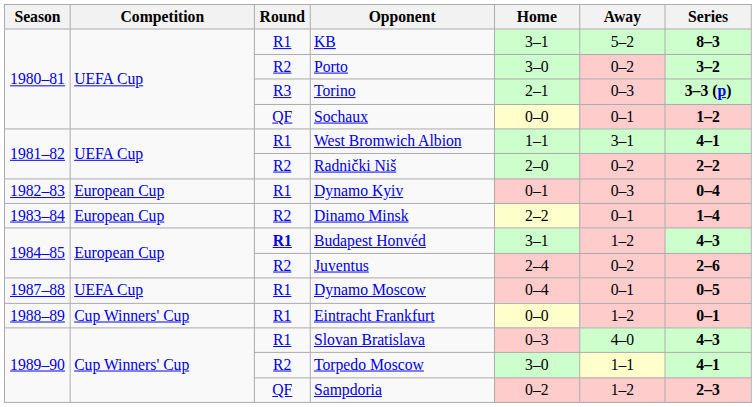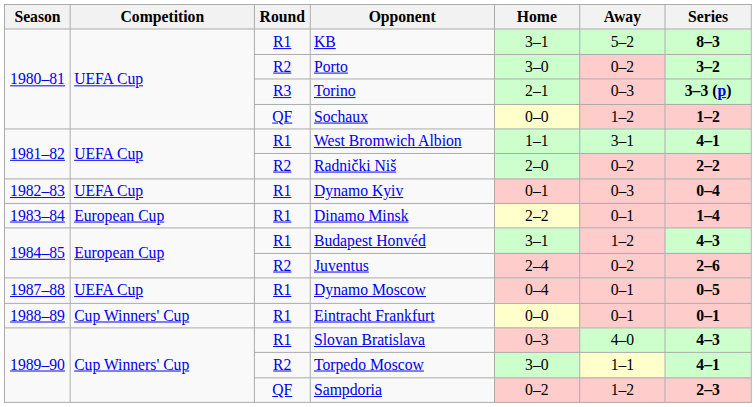(622, 116) 0–1 -> (622, 116) 1–2
(119, 191) European Cup -> (109, 191) UEFA Cup
(282, 215) R2 -> (282, 215) R1
(282, 240) bold -> (282, 240) normal
(622, 315) 1–2 -> (622, 315) 0–1
